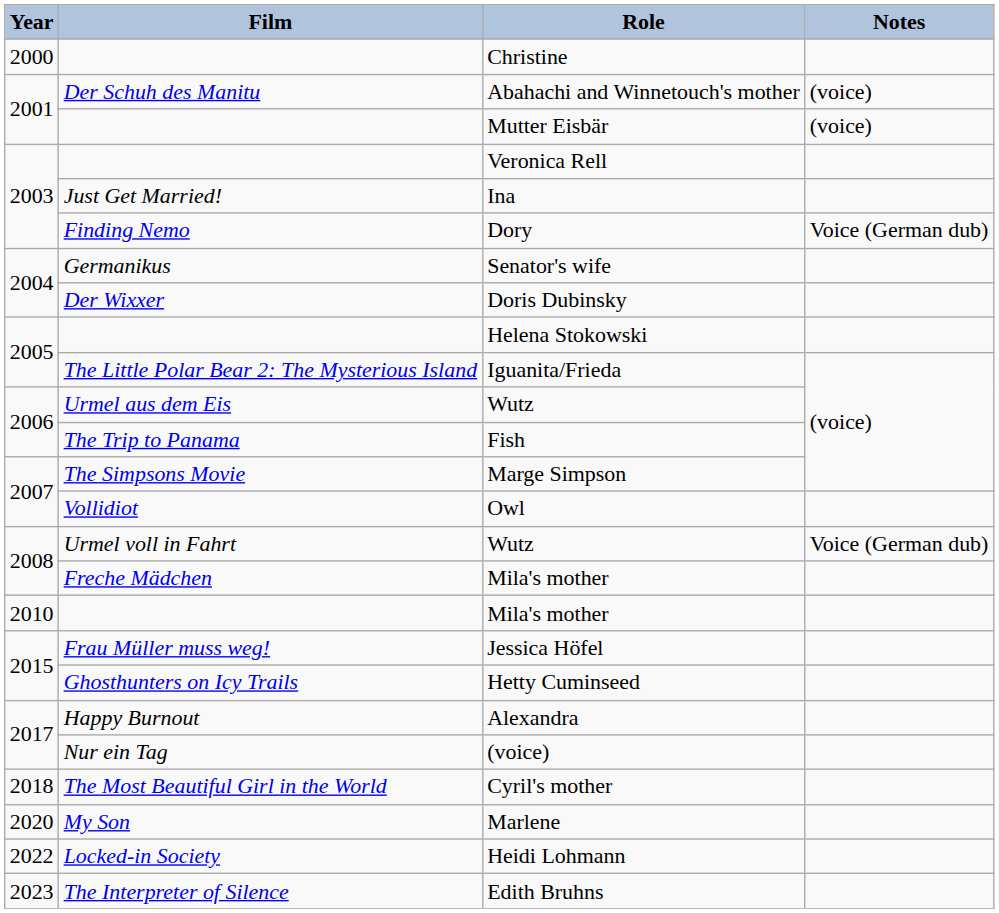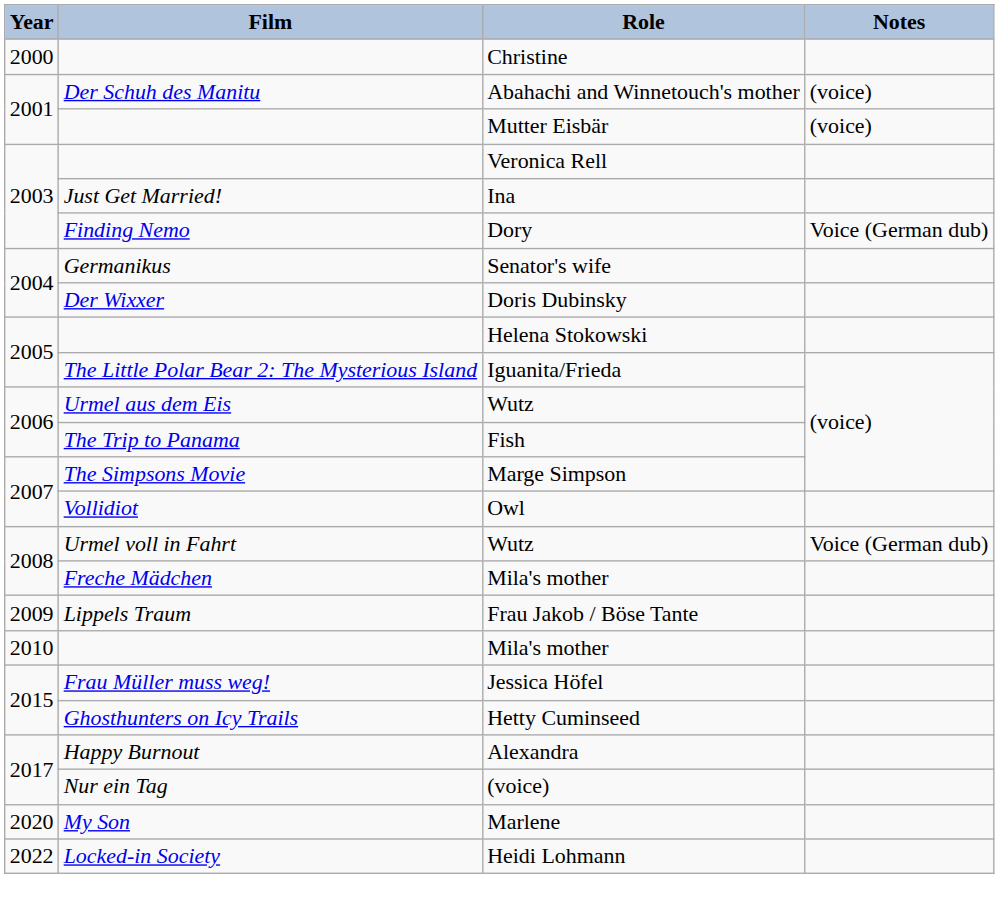+ row: (127, 612)
- row: (225, 786)
- row: (176, 890)
